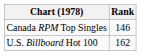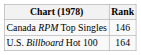(123, 43) 162 -> (123, 43) 164
